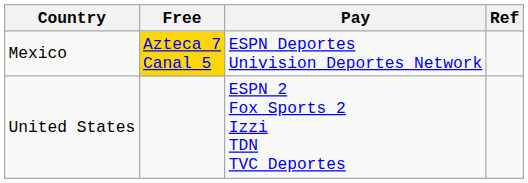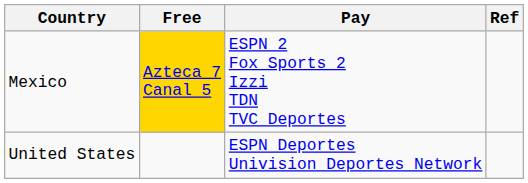(356, 54) ESPN Deportes Univision Deportes Network -> (287, 82) ESPN 2 Fox Sports 2 Izzi TDN TVC Deportes
(287, 127) ESPN 2 Fox Sports 2 Izzi TDN TVC Deportes -> (356, 155) ESPN Deportes Univision Deportes Network
